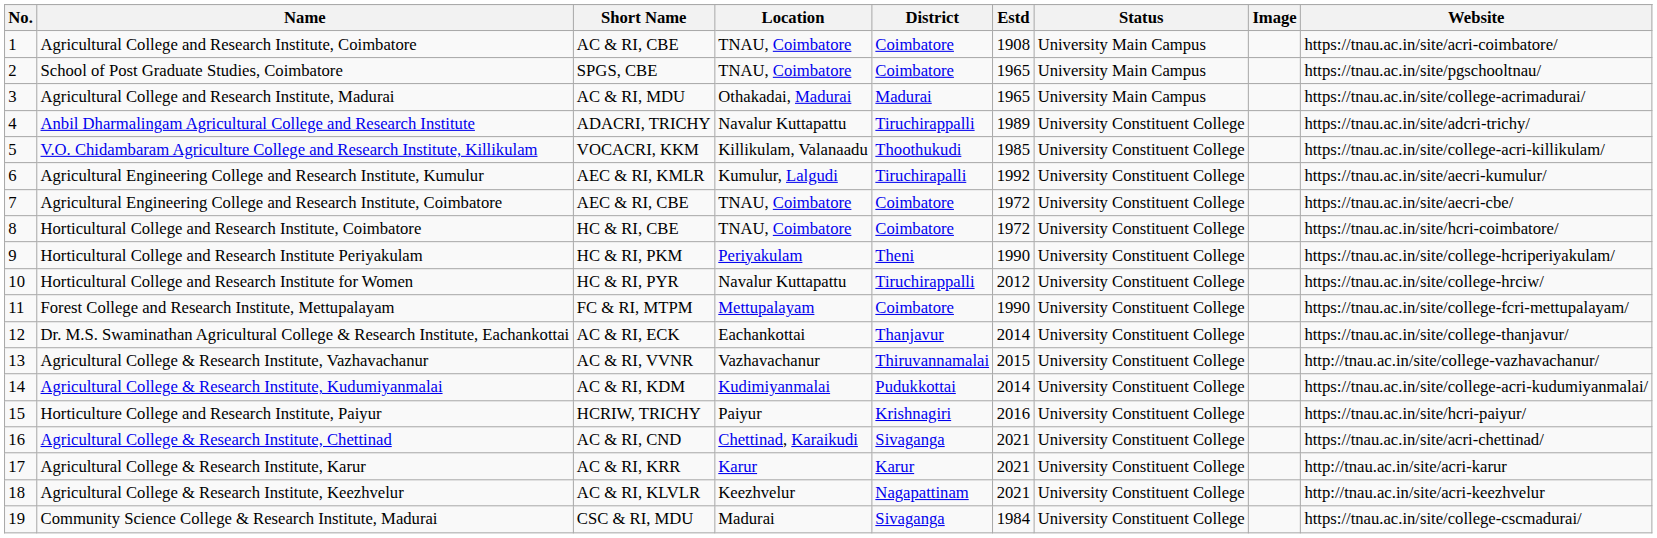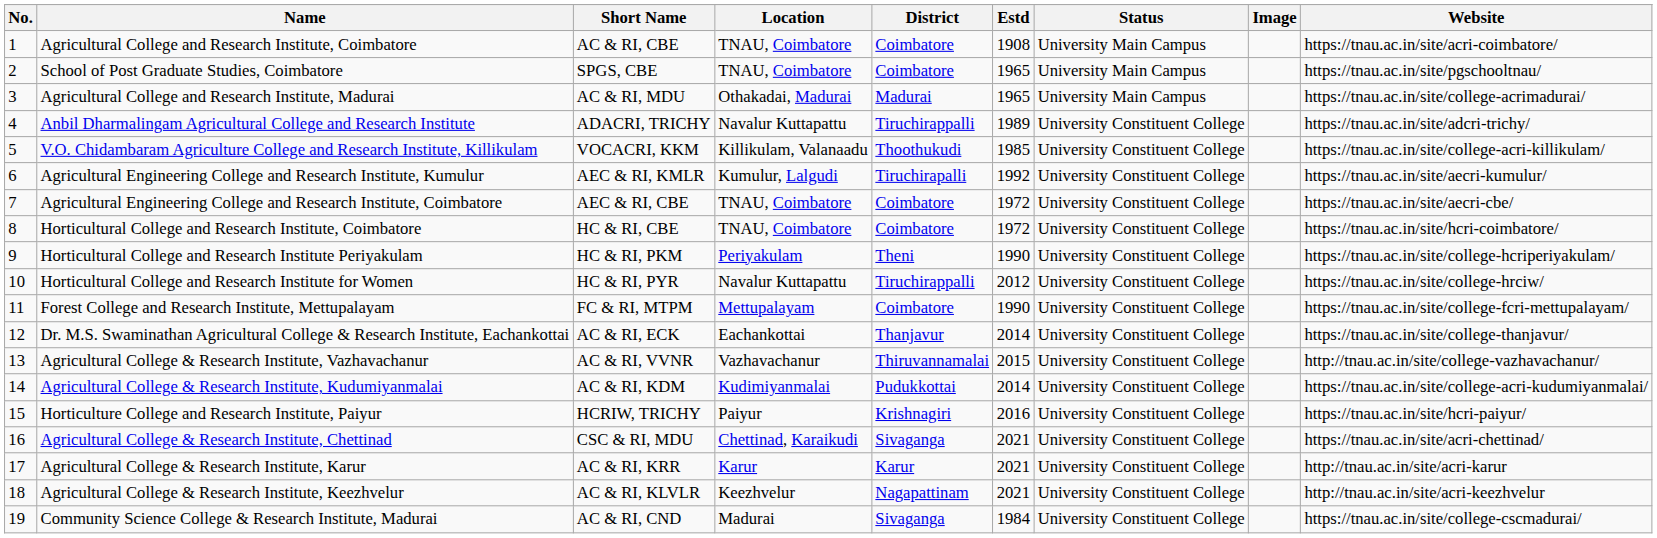(629, 439) AC & RI, CND -> (635, 439) CSC & RI, MDU
(635, 519) CSC & RI, MDU -> (629, 519) AC & RI, CND
